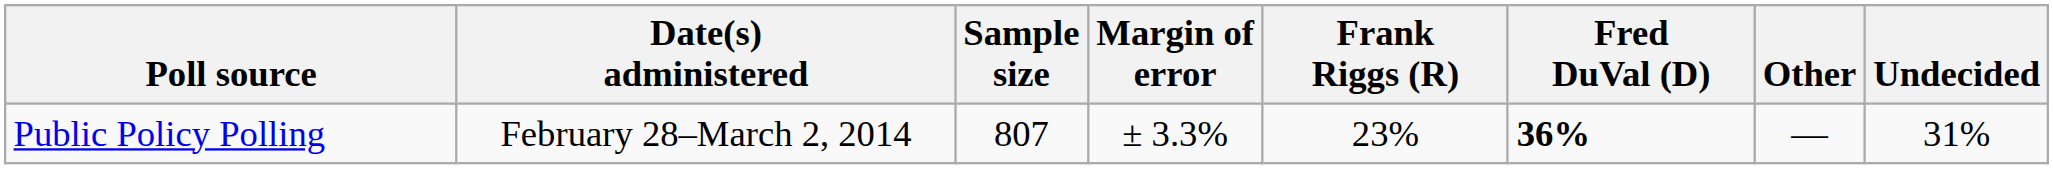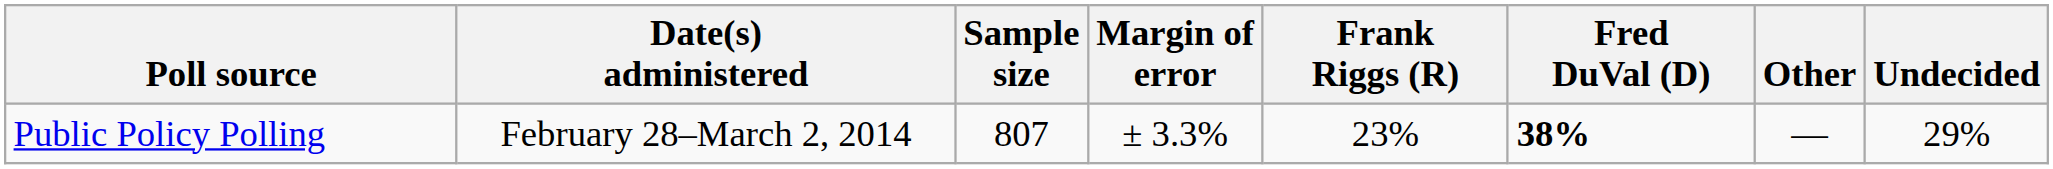(1553, 132) 36% -> (1553, 132) 38%
(1957, 132) 31% -> (1957, 132) 29%
